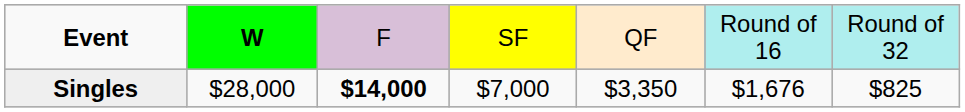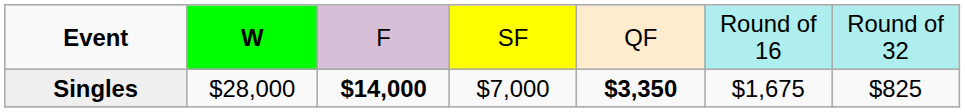(641, 88) normal -> (641, 88) bold
(768, 88) $1,676 -> (768, 88) $1,675
